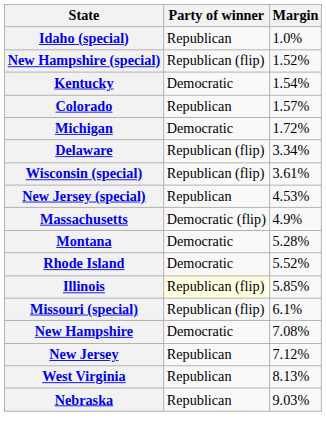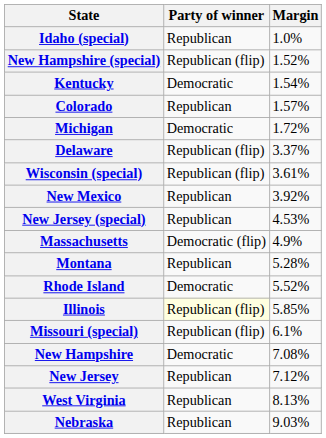(291, 151) 3.34% -> (291, 151) 3.37%
+ row: (84, 196)
(200, 241) Democratic -> (199, 264) Republican
